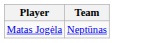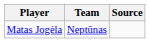+ column: (127, 12)
